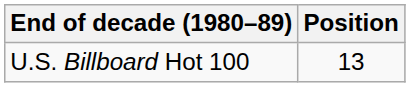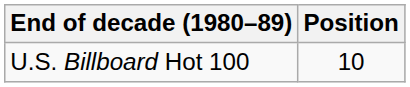(351, 61) 13 -> (351, 61) 10
